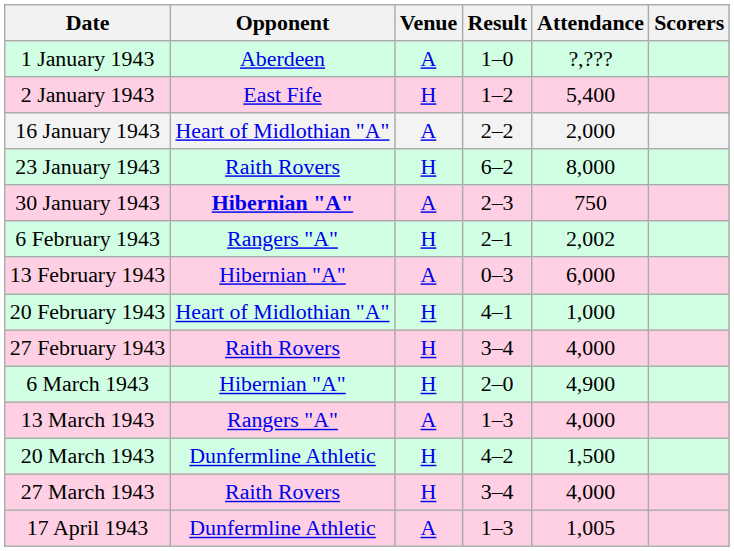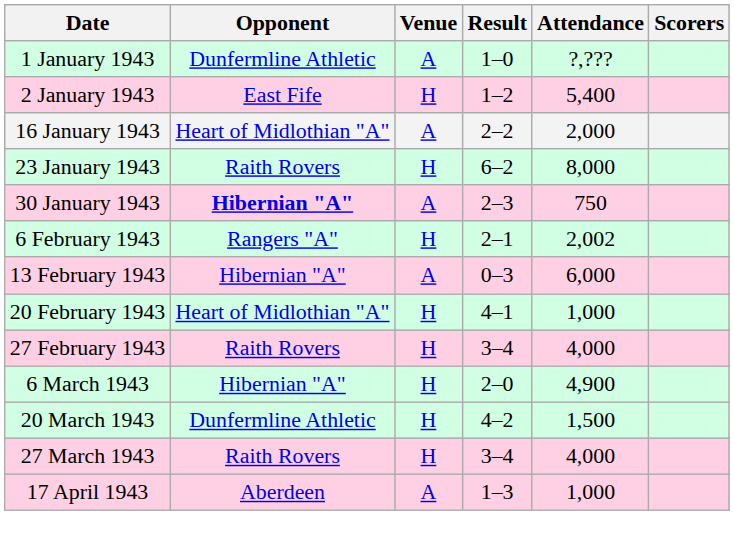(282, 58) Aberdeen -> (282, 58) Dunfermline Athletic
- row: (88, 419)
(282, 527) Dunfermline Athletic -> (282, 491) Aberdeen
(591, 527) 1,005 -> (591, 491) 1,000
